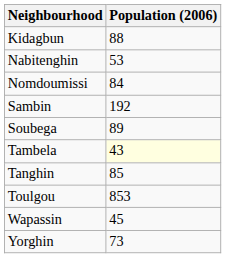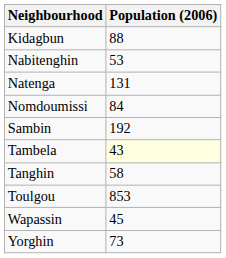+ row: (31, 83)
- row: (32, 128)
(116, 173) 85 -> (116, 173) 58
